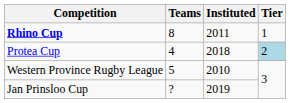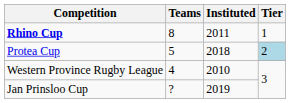(171, 51) 4 -> (171, 51) 5
(171, 70) 5 -> (171, 70) 4
